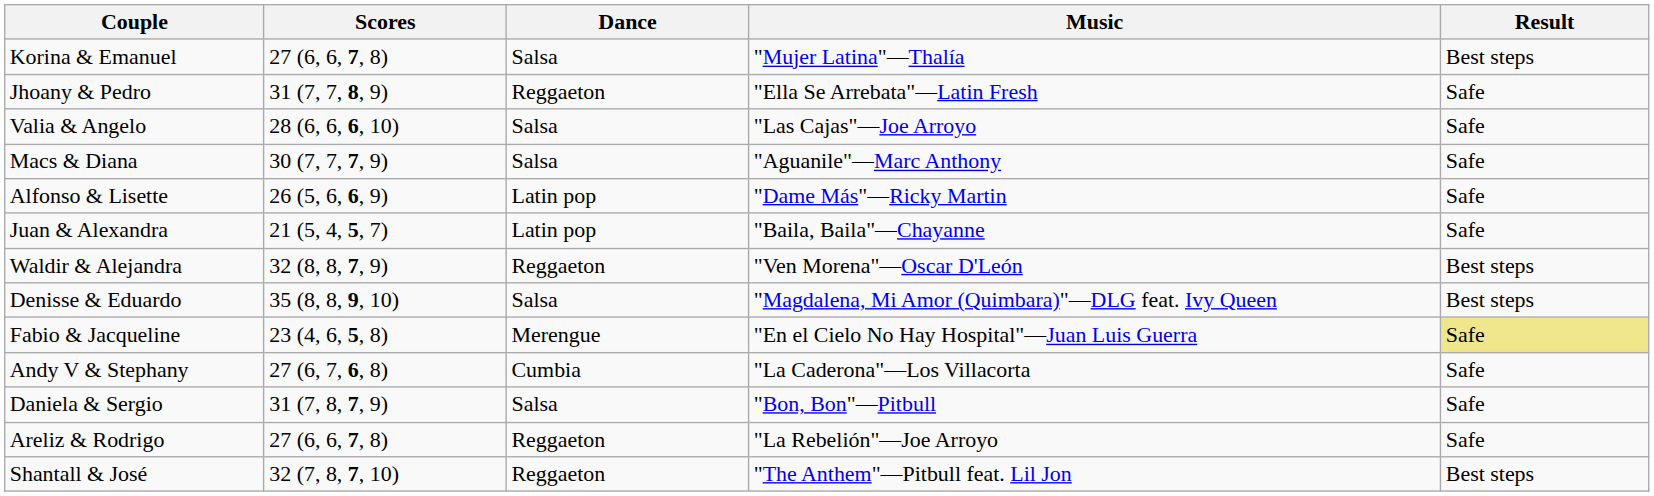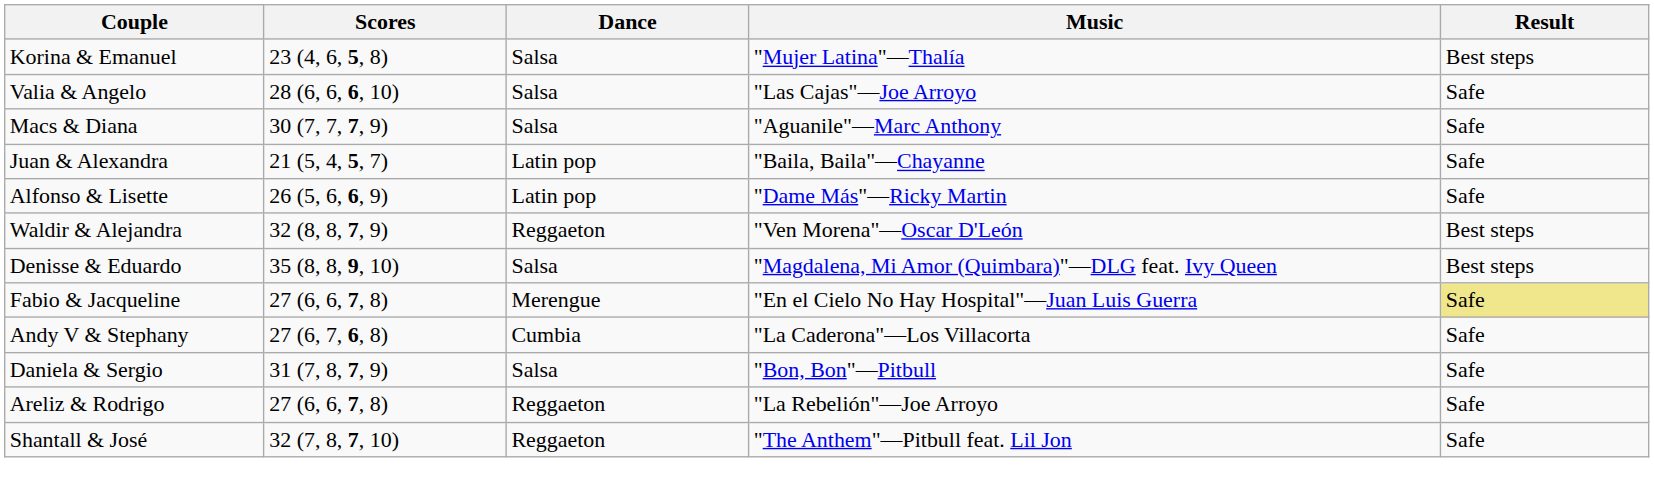(329, 56) 27 (6, 6, 7, 8) -> (329, 56) 23 (4, 6, 5, 8)
- row: (80, 91)
rows swapped: (89, 195) <-> (89, 230)
(329, 334) 23 (4, 6, 5, 8) -> (329, 299) 27 (6, 6, 7, 8)
(1490, 473) Best steps -> (1465, 439) Safe
